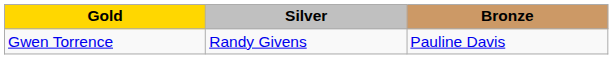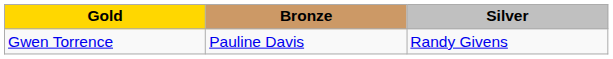columns swapped: (306, 16) <-> (507, 16)
